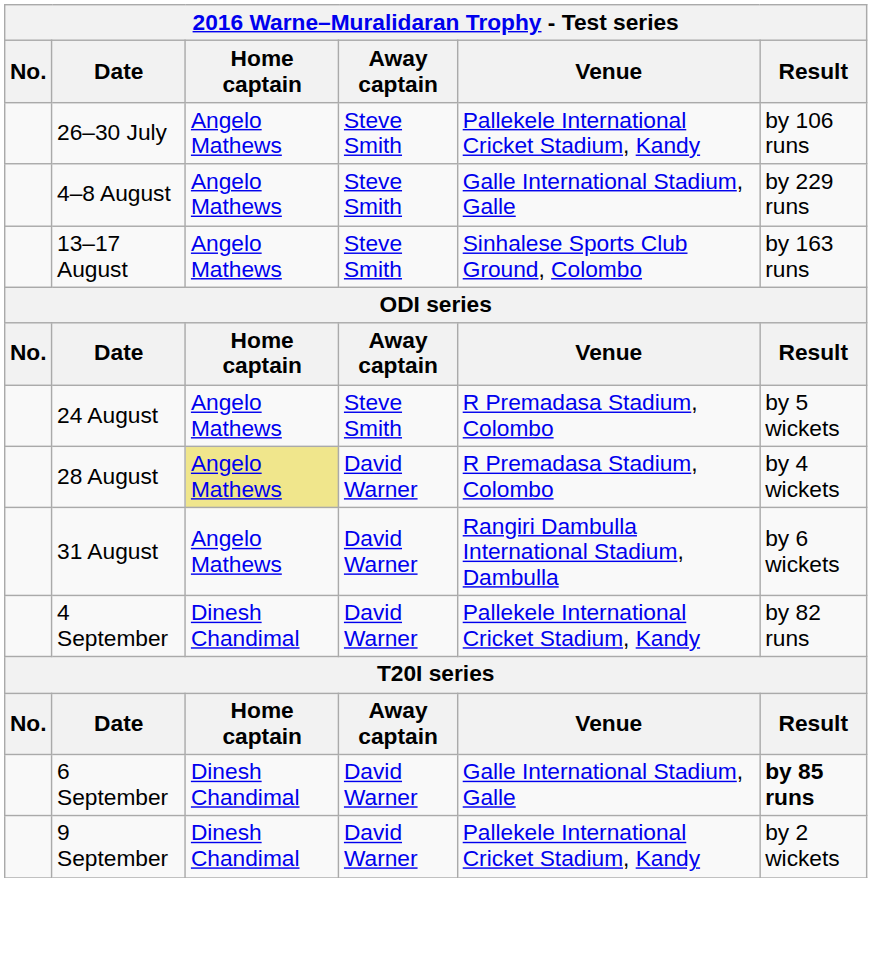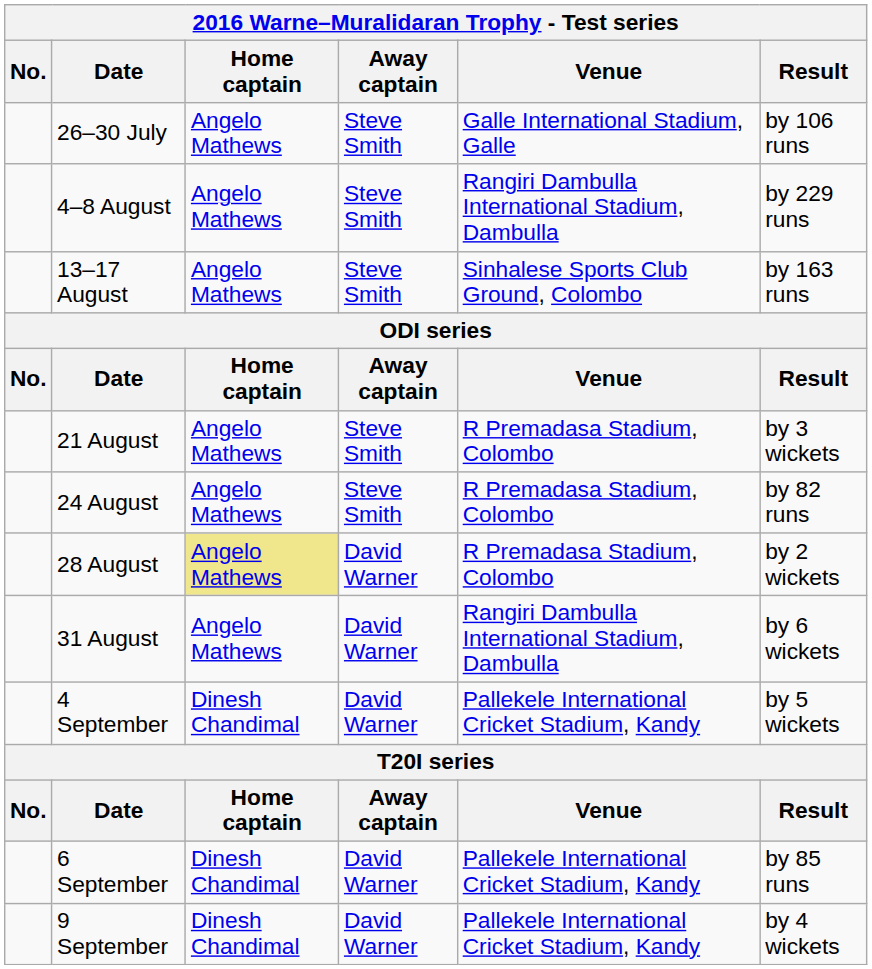(581, 132) Pallekele International Cricket Stadium, Kandy -> (603, 132) Galle International Stadium, Galle
(603, 194) Galle International Stadium, Galle -> (573, 207) Rangiri Dambulla International Stadium, Dambulla
+ row: (108, 440)
(802, 415) by 5 wickets -> (793, 502) by 82 runs
(802, 476) by 4 wickets -> (802, 564) by 2 wickets
(793, 625) by 82 runs -> (802, 712) by 5 wickets
(603, 784) Galle International Stadium, Galle -> (581, 872) Pallekele International Cricket Stadium, Kandy
(794, 784) bold -> (793, 872) normal
(802, 846) by 2 wickets -> (802, 933) by 4 wickets
